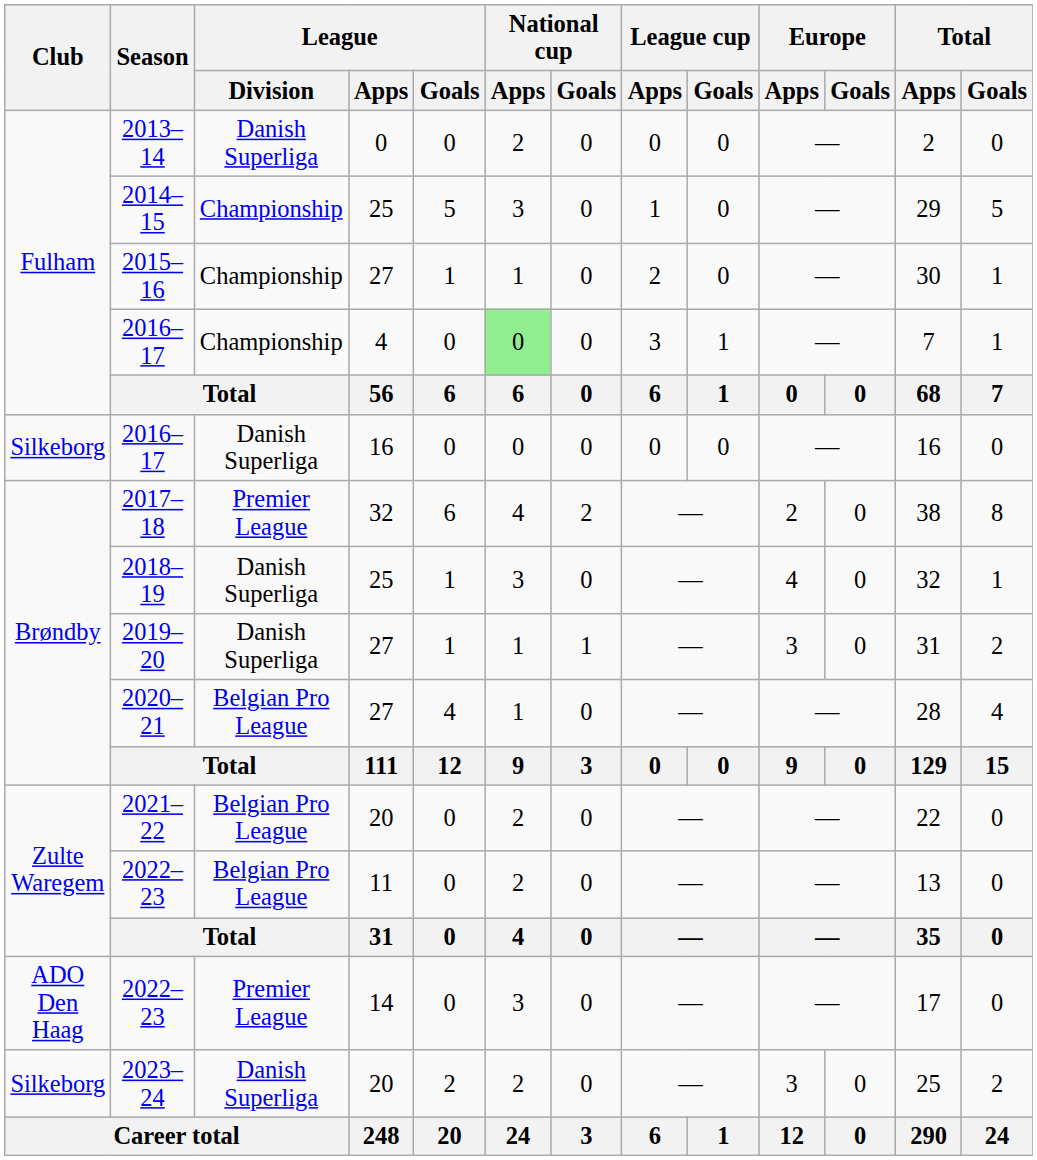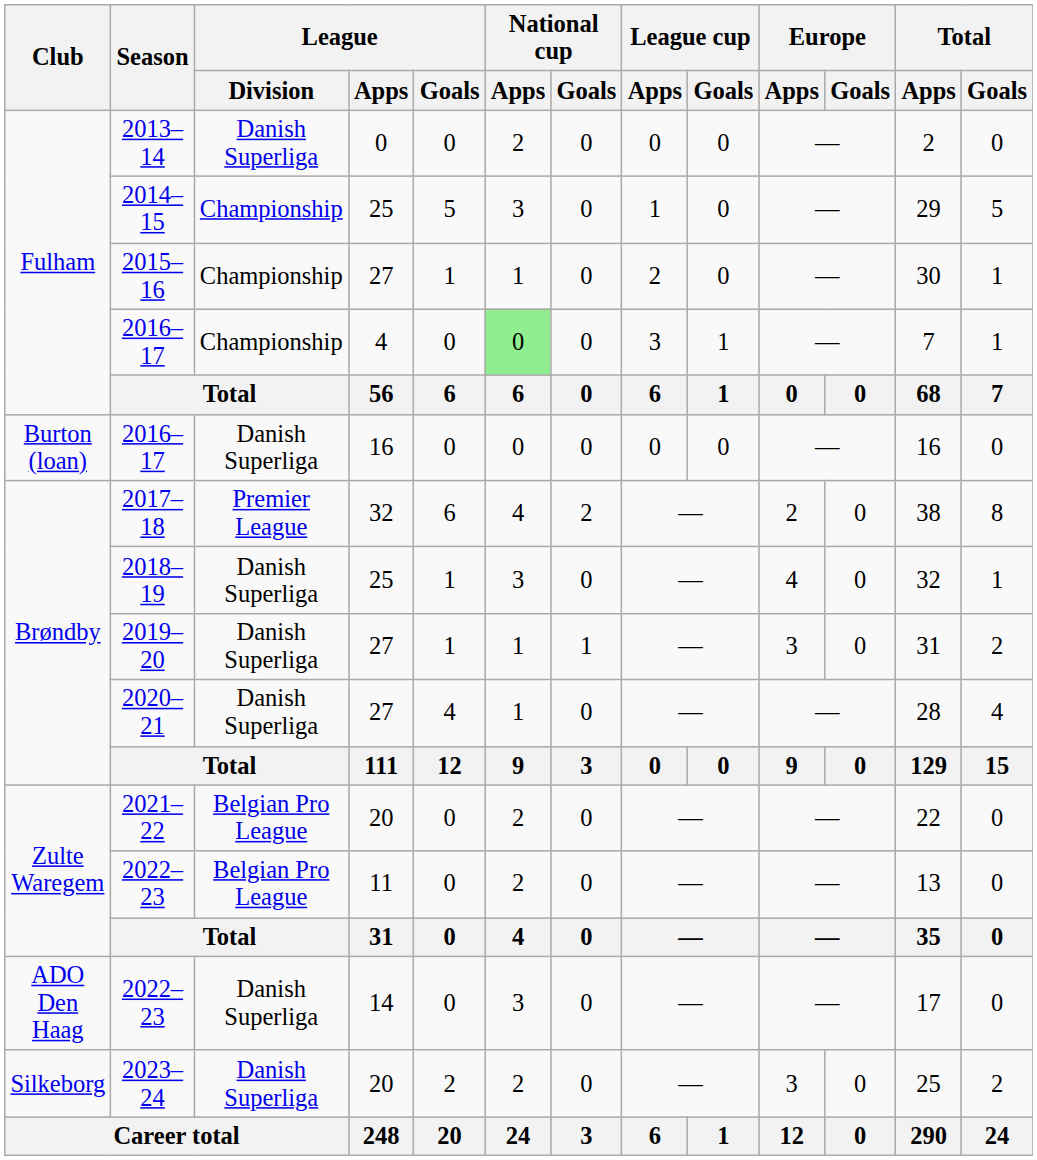(58, 447) Silkeborg -> (58, 447) Burton (loan)
(271, 712) Belgian Pro League -> (271, 712) Danish Superliga
(271, 1003) Premier League -> (271, 1003) Danish Superliga
